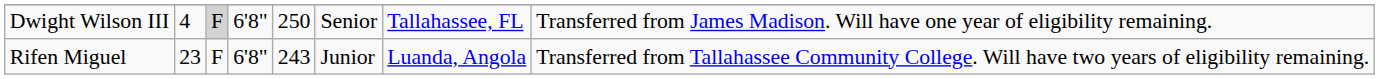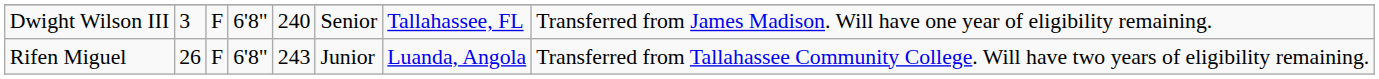(185, 21) 4 -> (185, 21) 3
(217, 21) lightgrey background -> (217, 21) no background
(294, 21) 250 -> (294, 21) 240
(190, 56) 23 -> (190, 56) 26
